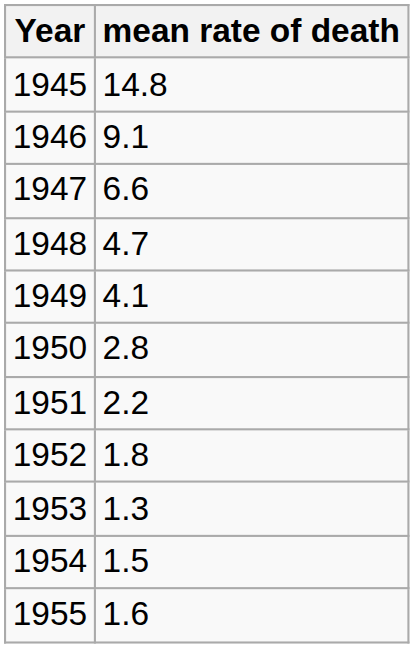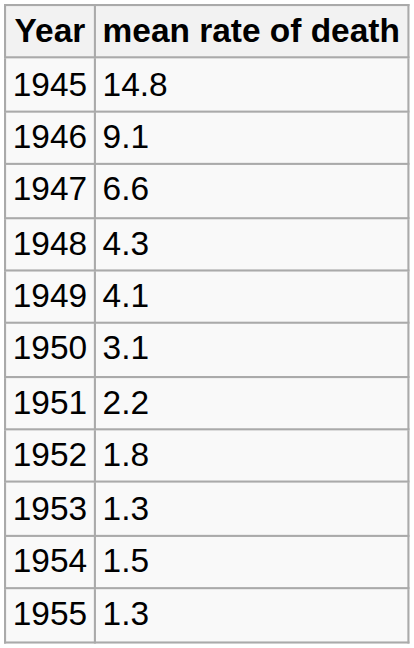(126, 243) 4.7 -> (126, 243) 4.3
(126, 349) 2.8 -> (126, 349) 3.1
(126, 614) 1.6 -> (126, 614) 1.3
